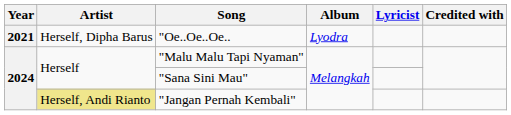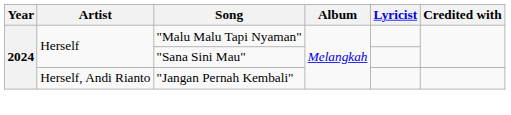- row: (195, 36)
(95, 99) khaki background -> (95, 78) no background
